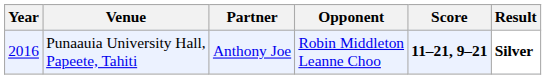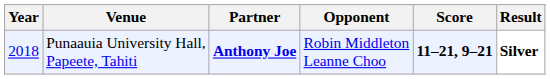(24, 52) 2016 -> (24, 52) 2018
(252, 52) normal -> (255, 52) bold
